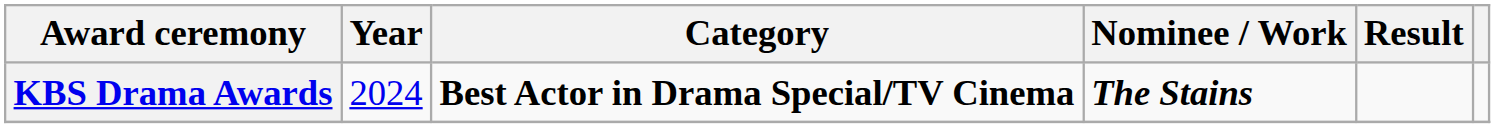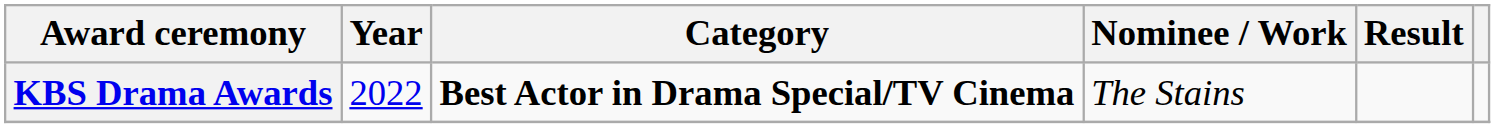(386, 91) 2024 -> (386, 91) 2022
(1172, 91) bold -> (1168, 91) normal
